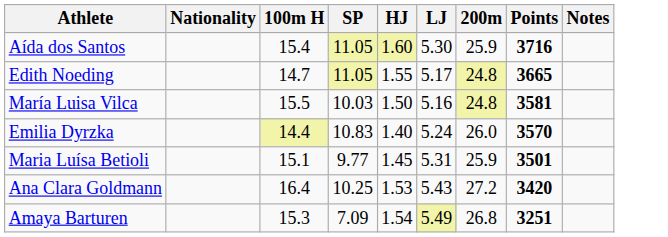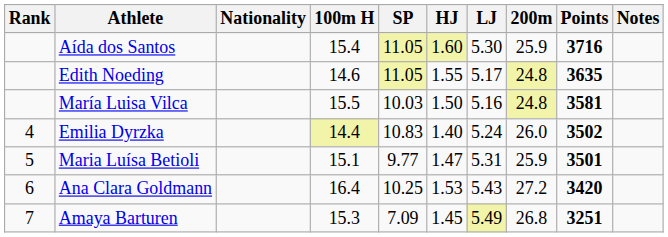+ column: (30, 18)
(294, 75) 14.7 -> (344, 75) 14.6
(534, 75) 3665 -> (584, 75) 3635
(534, 132) 3570 -> (584, 132) 3502
(397, 160) 1.45 -> (447, 160) 1.47
(397, 217) 1.54 -> (447, 217) 1.45
